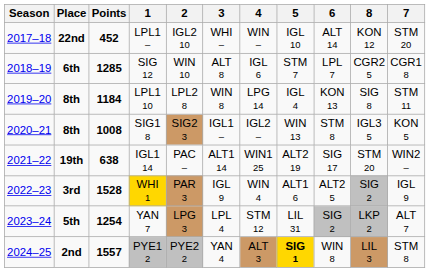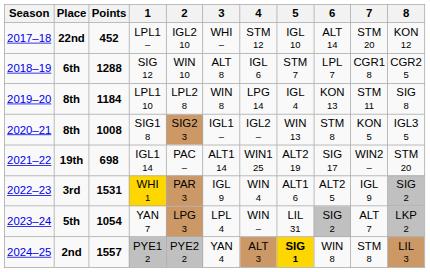columns swapped: (406, 14) <-> (369, 14)
(258, 38) WIN – -> (258, 38) STM 12
(109, 69) 1285 -> (109, 69) 1288
(109, 161) 638 -> (109, 161) 698
(109, 191) 1528 -> (109, 191) 1531
(109, 222) 1254 -> (109, 222) 1054
(258, 222) STM 12 -> (258, 222) WIN –
